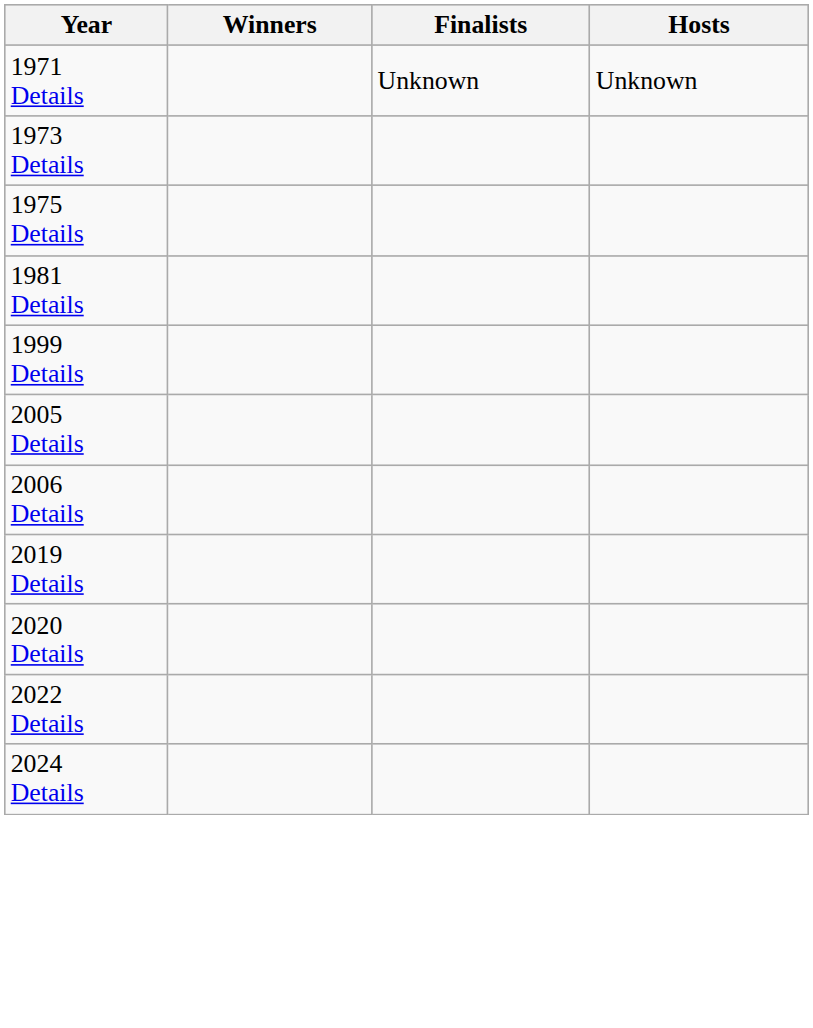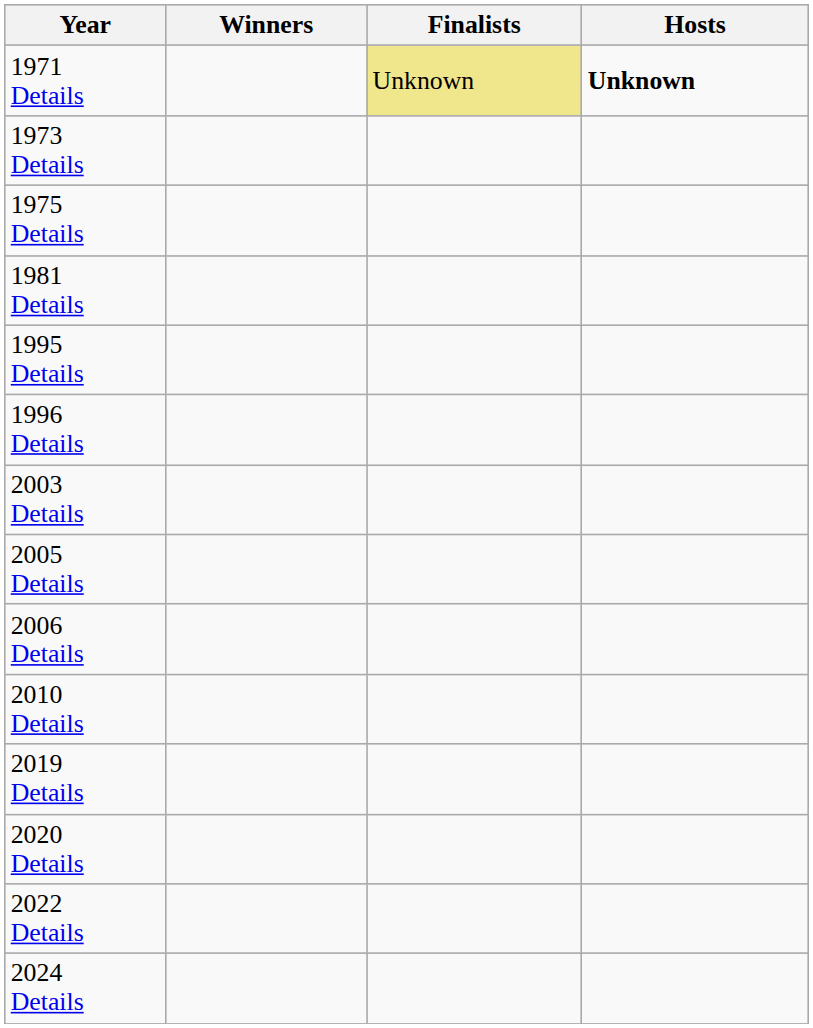(428, 80) no background -> (423, 80) khaki background
(647, 80) normal -> (641, 80) bold
+ row: (47, 359)
+ row: (47, 429)
- row: (47, 359)
+ row: (47, 499)
+ row: (47, 708)
